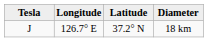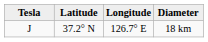columns swapped: (129, 12) <-> (79, 12)
